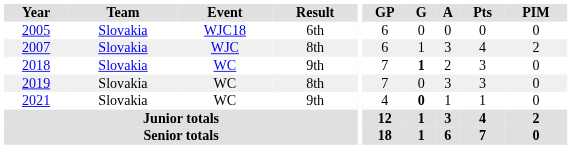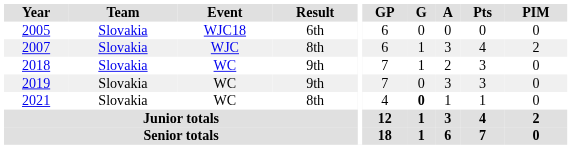(421, 65) bold -> (421, 65) normal
(315, 83) 8th -> (315, 83) 9th
(315, 100) 9th -> (315, 100) 8th
